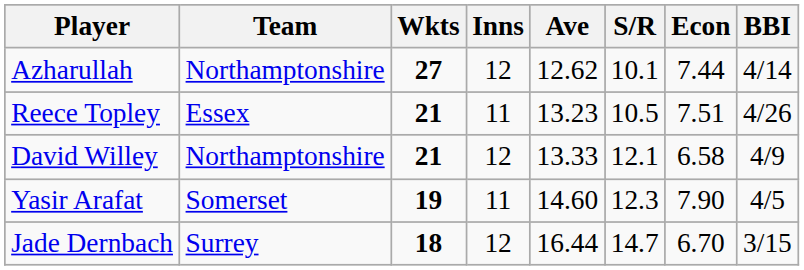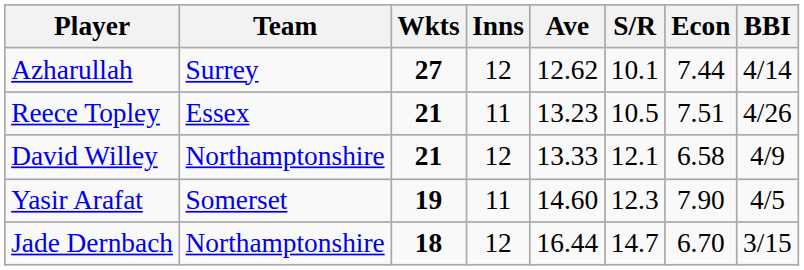(285, 69) Northamptonshire -> (222, 69) Surrey
(222, 243) Surrey -> (285, 243) Northamptonshire
